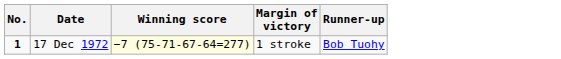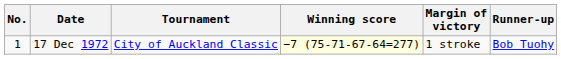+ column: (196, 20)
(17, 45) bold -> (17, 45) normal
